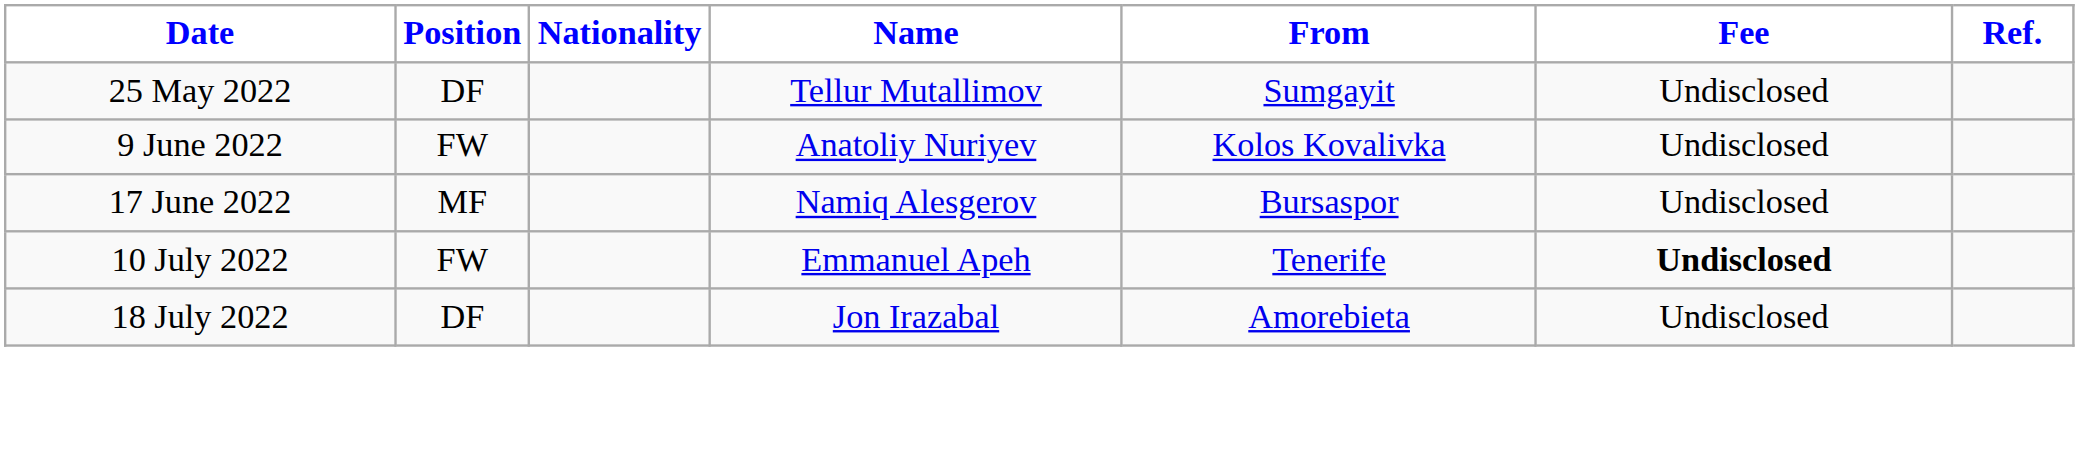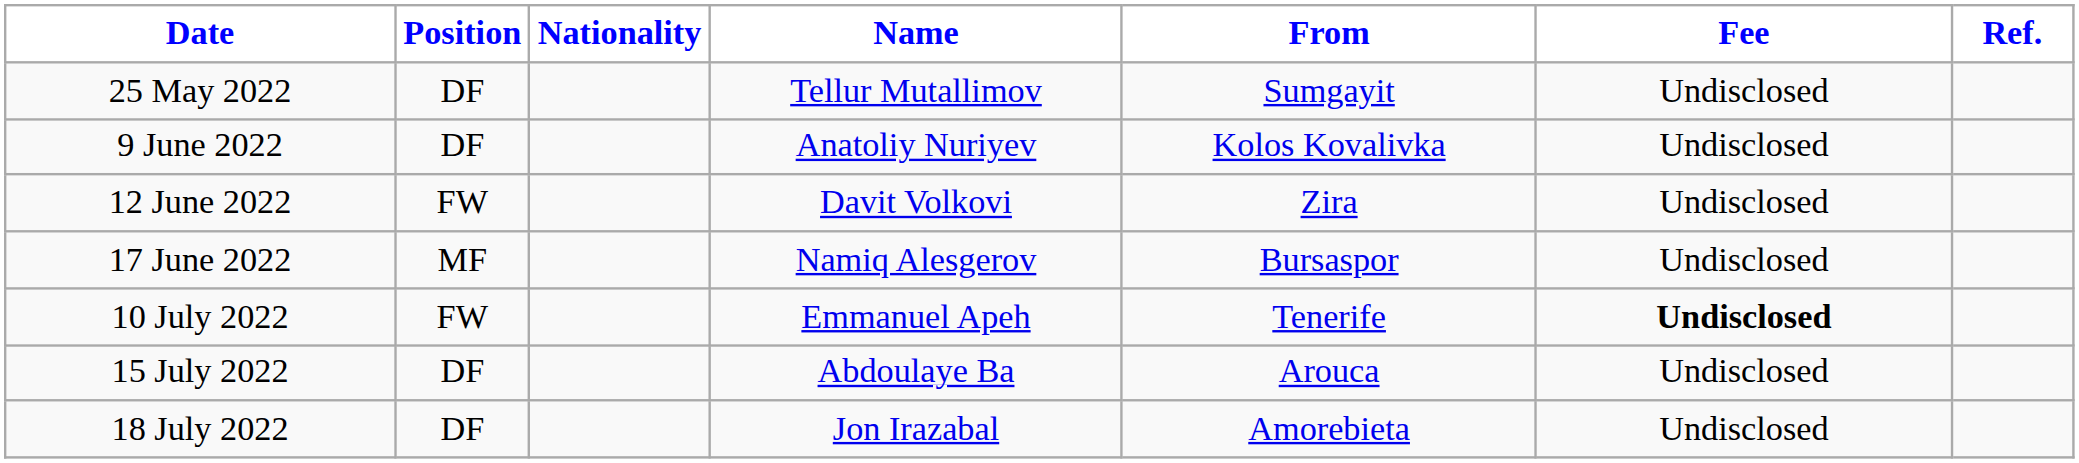(462, 146) FW -> (462, 146) DF
+ row: (200, 202)
+ row: (200, 372)
